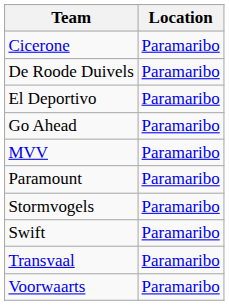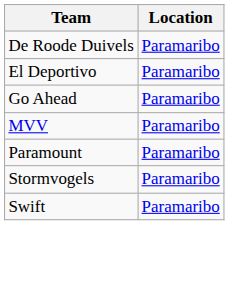- row: (39, 44)
- row: (42, 260)
- row: (47, 286)
